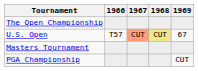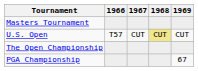rows swapped: (48, 48) <-> (55, 23)
(138, 36) lightsalmon background -> (138, 36) no background
(182, 36) 67 -> (182, 36) CUT
(182, 60) CUT -> (182, 60) 67
